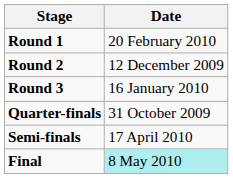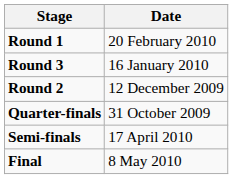rows swapped: (36, 64) <-> (36, 88)
(145, 161) paleturquoise background -> (145, 161) no background
